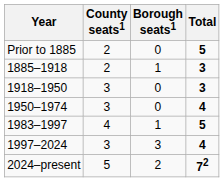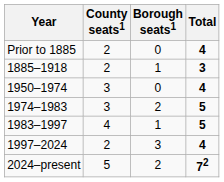(202, 49) 5 -> (202, 49) 4
- row: (37, 87)
+ row: (37, 106)
(107, 144) 3 -> (107, 144) 2
